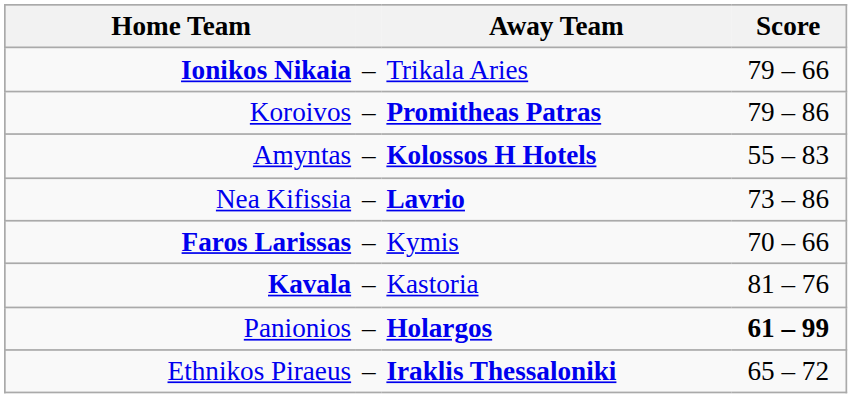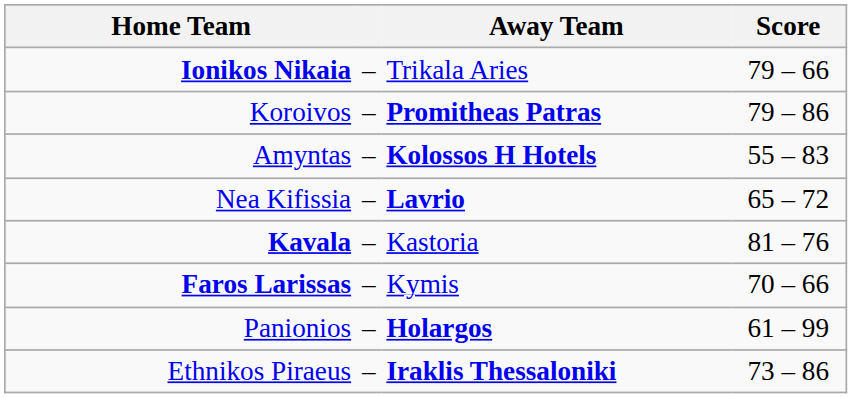(788, 198) 73 – 86 -> (788, 198) 65 – 72
rows swapped: (266, 241) <-> (310, 284)
(788, 328) bold -> (788, 328) normal
(788, 371) 65 – 72 -> (788, 371) 73 – 86
